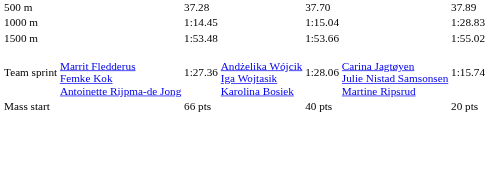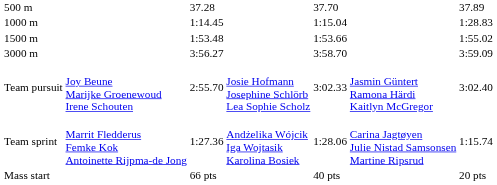+ row: (21, 53)
+ row: (33, 88)
